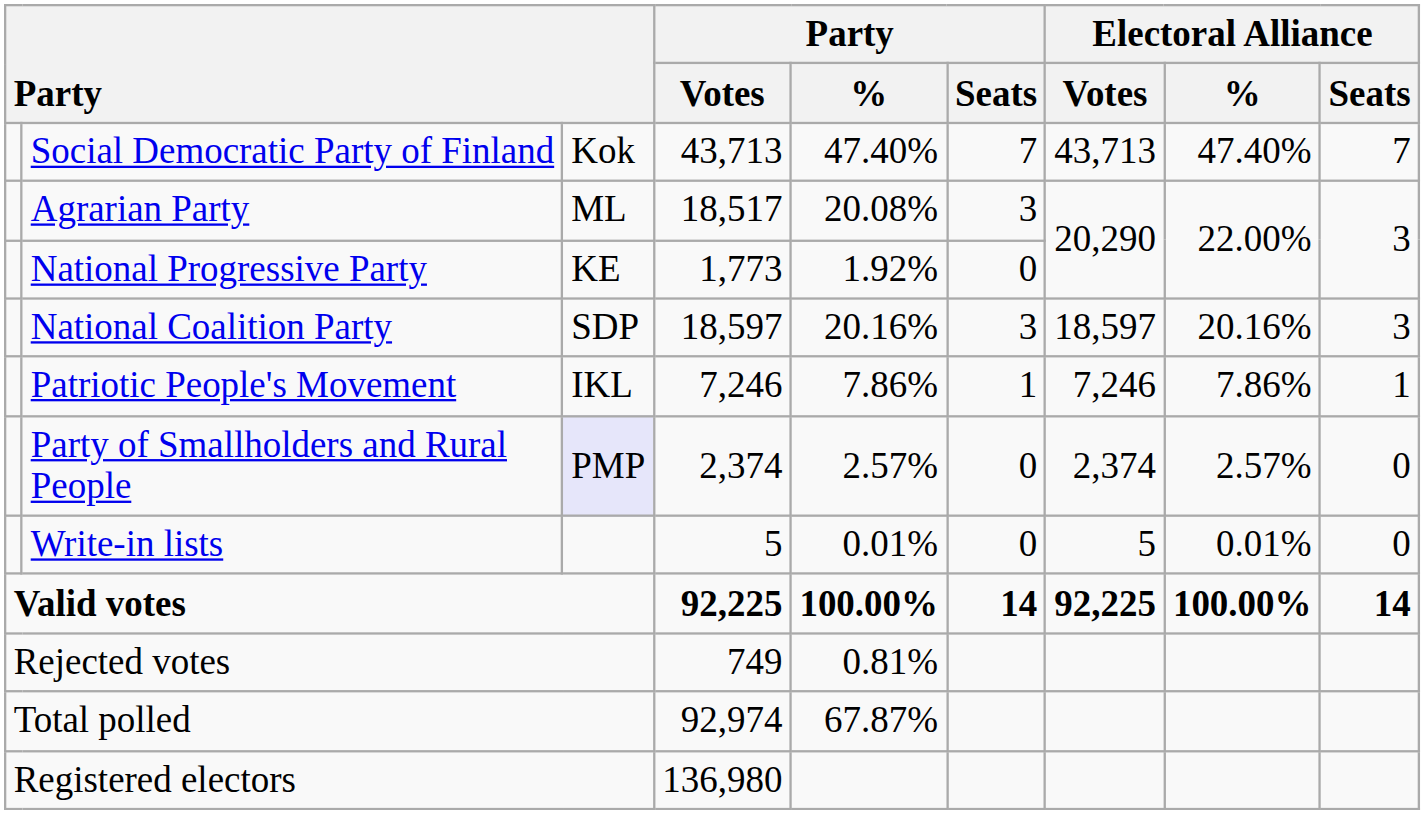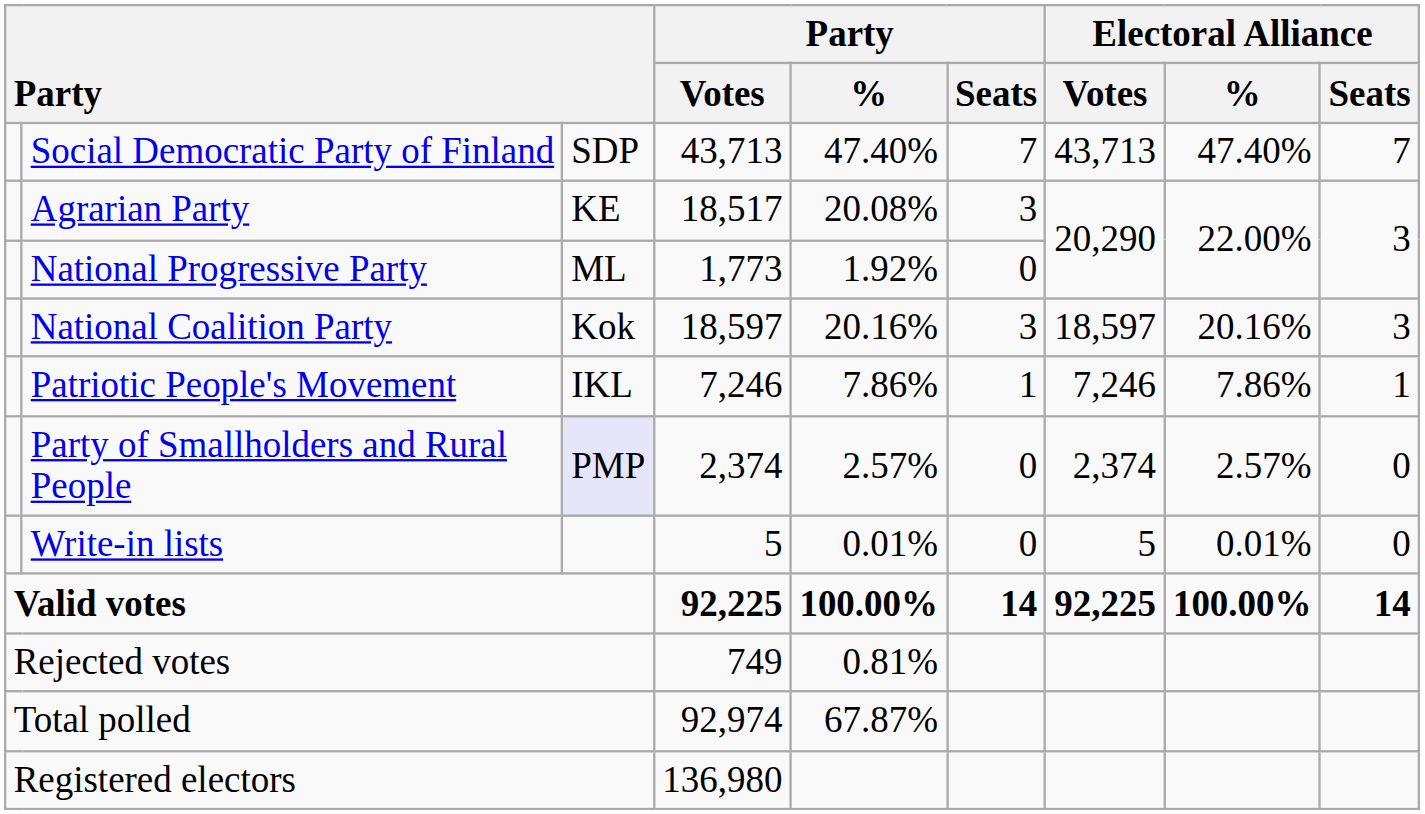(603, 151) Kok -> (605, 151) SDP
(599, 209) ML -> (596, 209) KE
(596, 268) KE -> (599, 268) ML
(605, 326) SDP -> (603, 326) Kok
